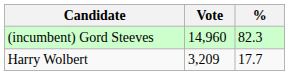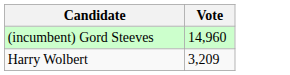- column: (260, 15)
